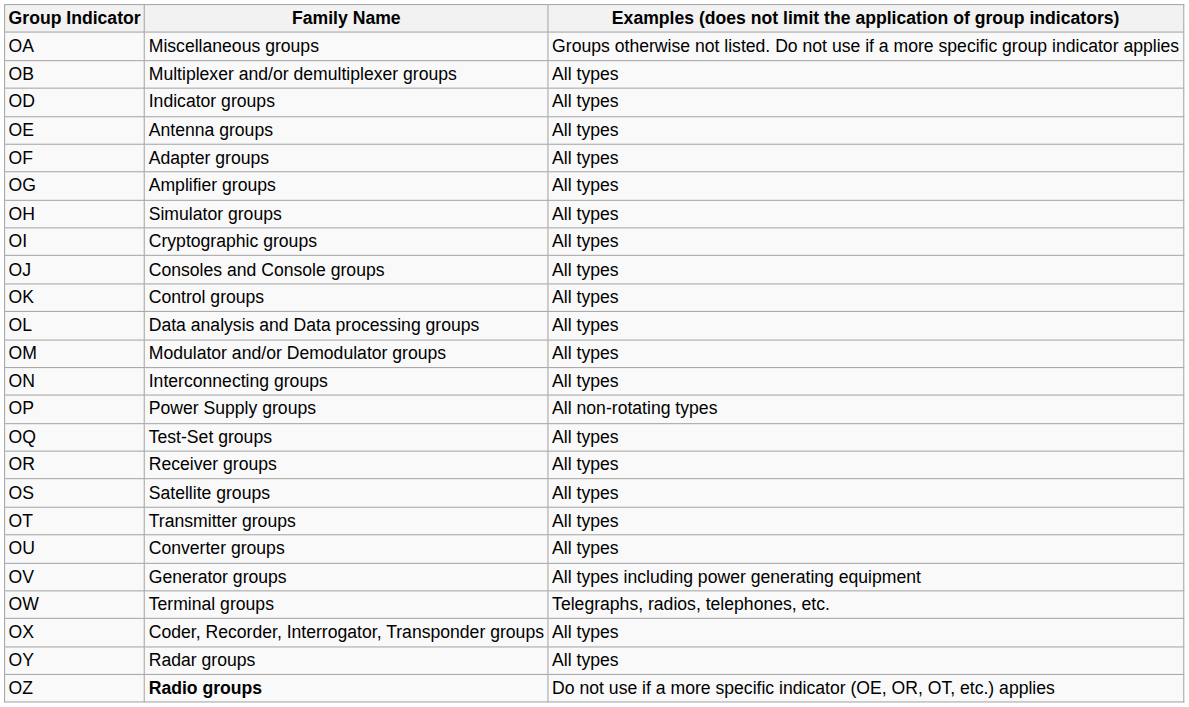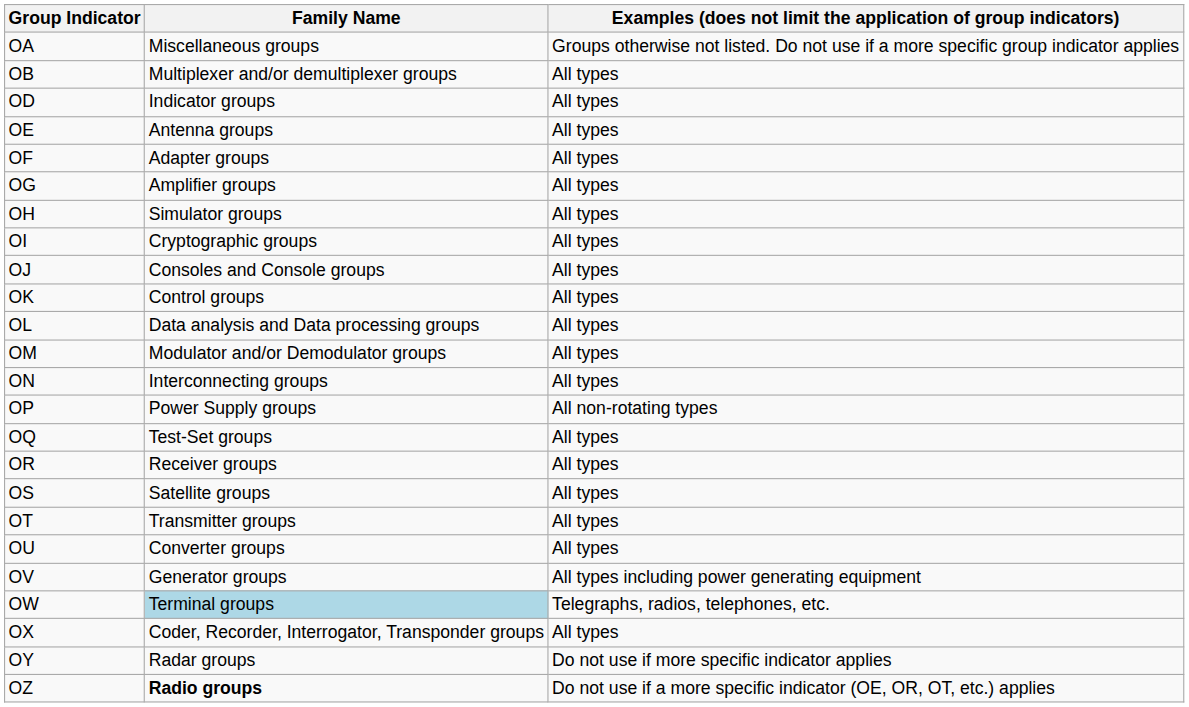(211, 604) no background -> (211, 604) lightblue background
(585, 660) All types -> (722, 660) Do not use if more specific indicator applies
